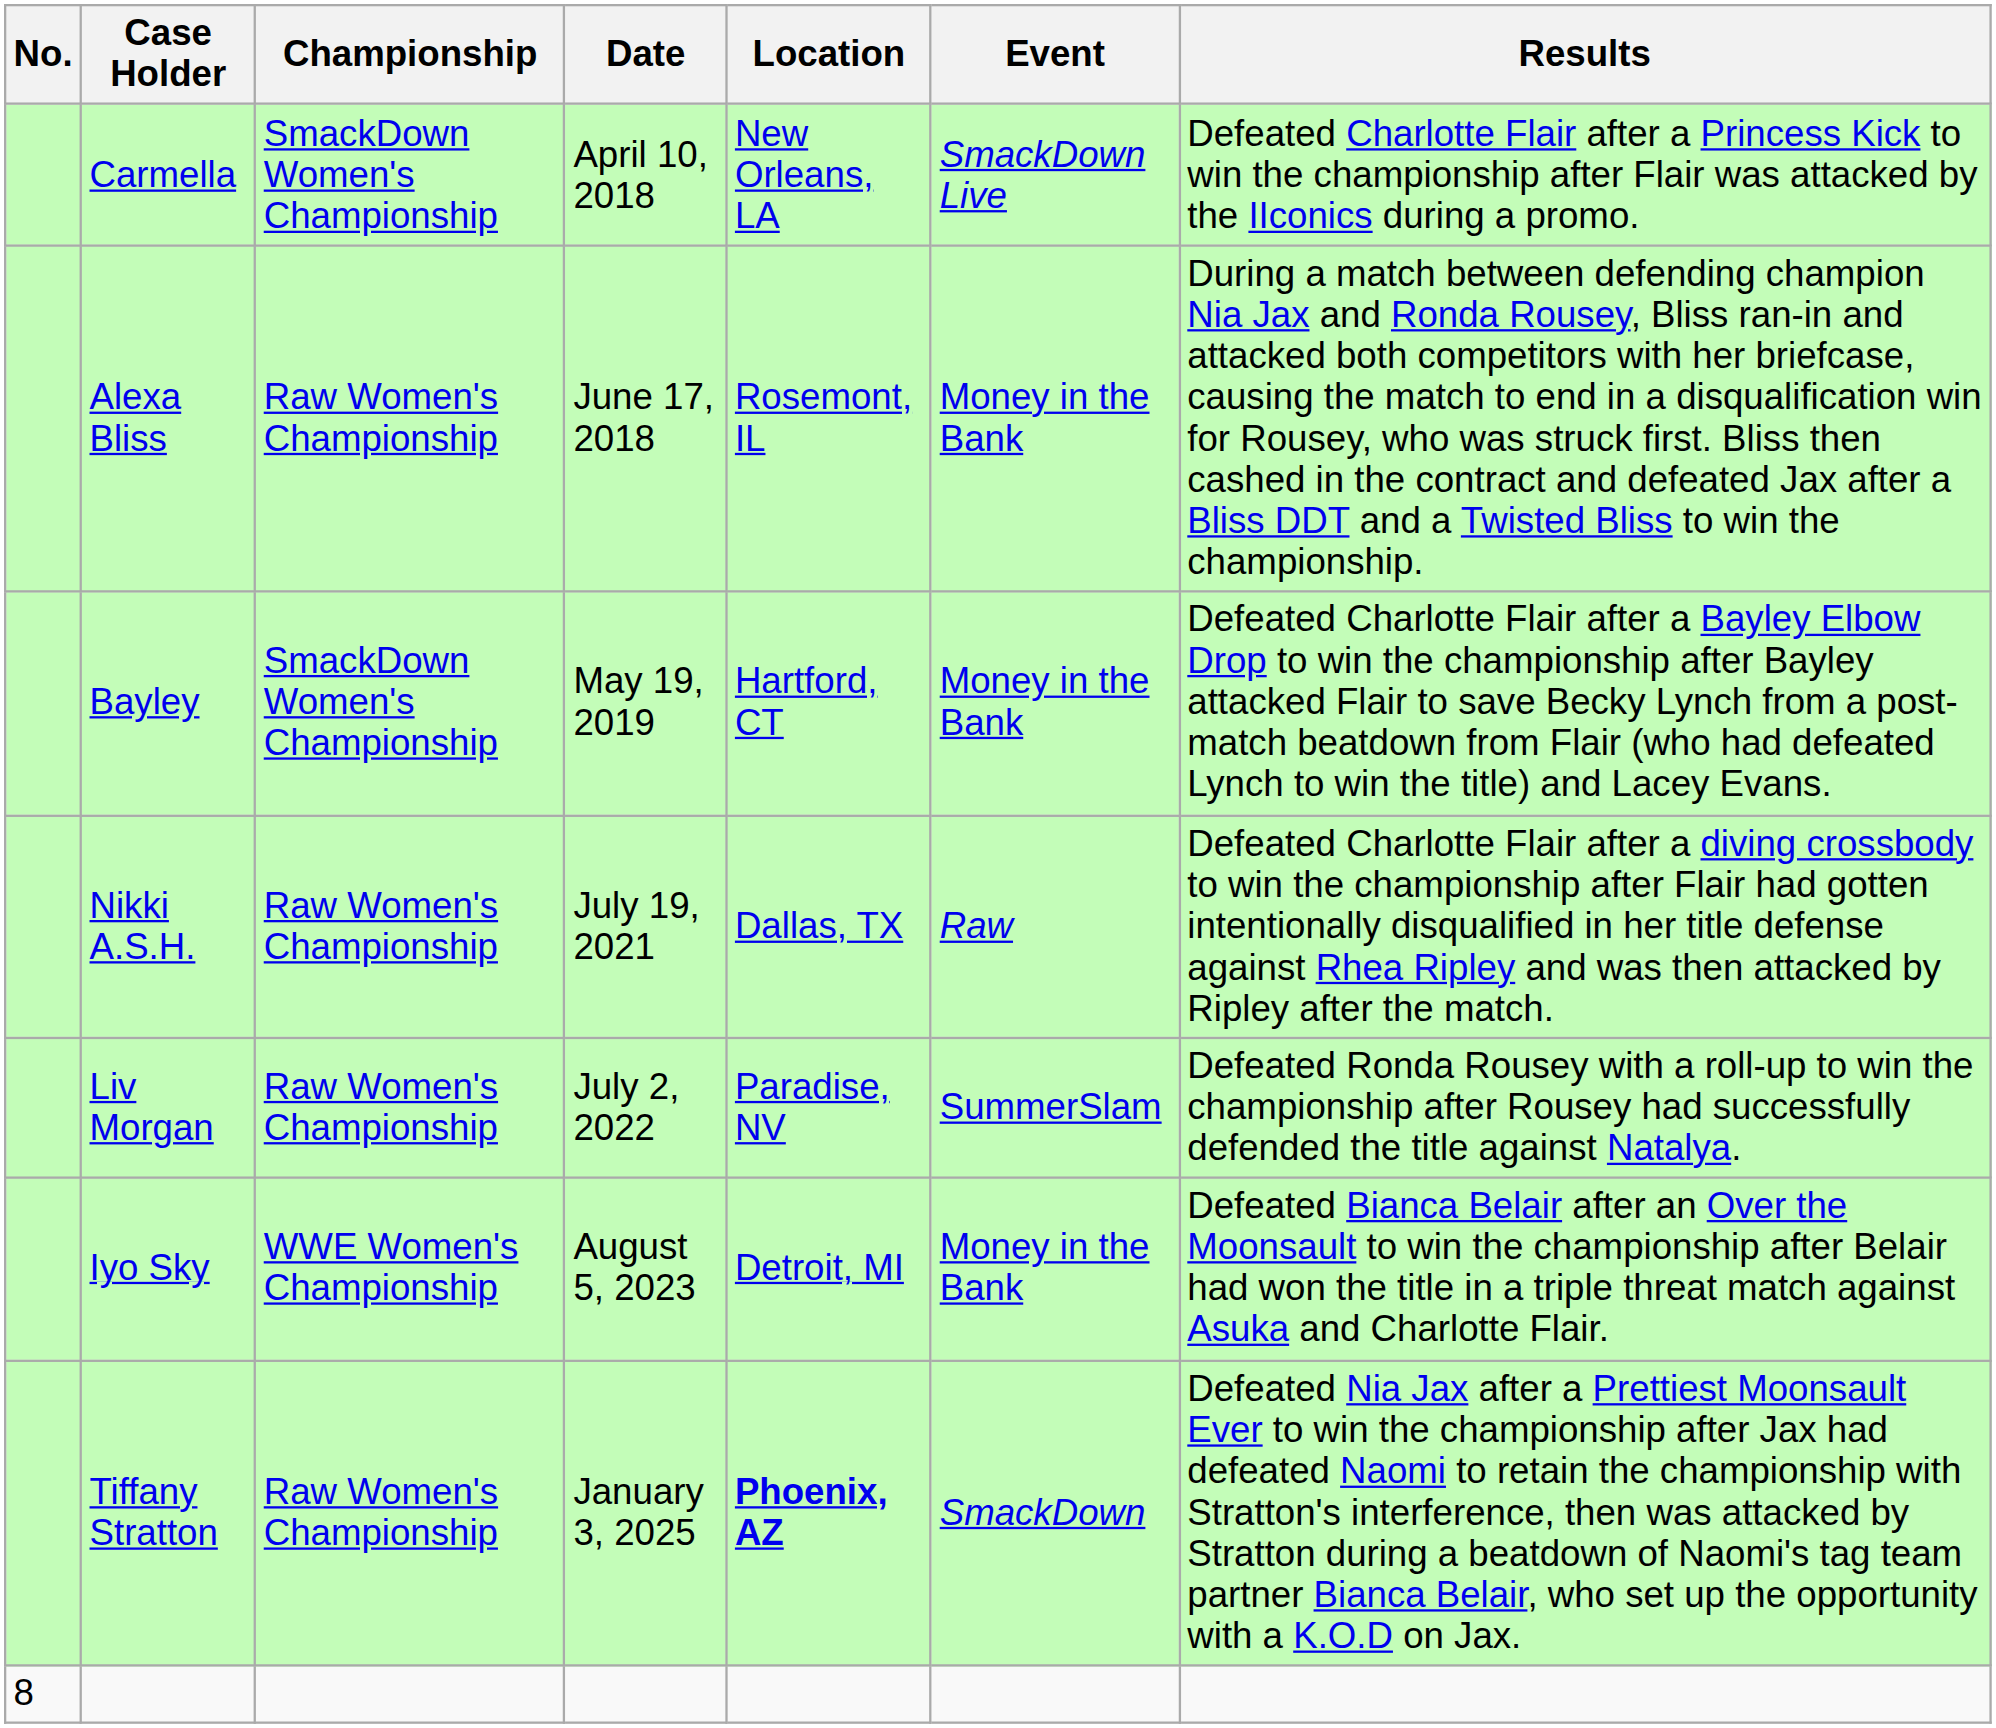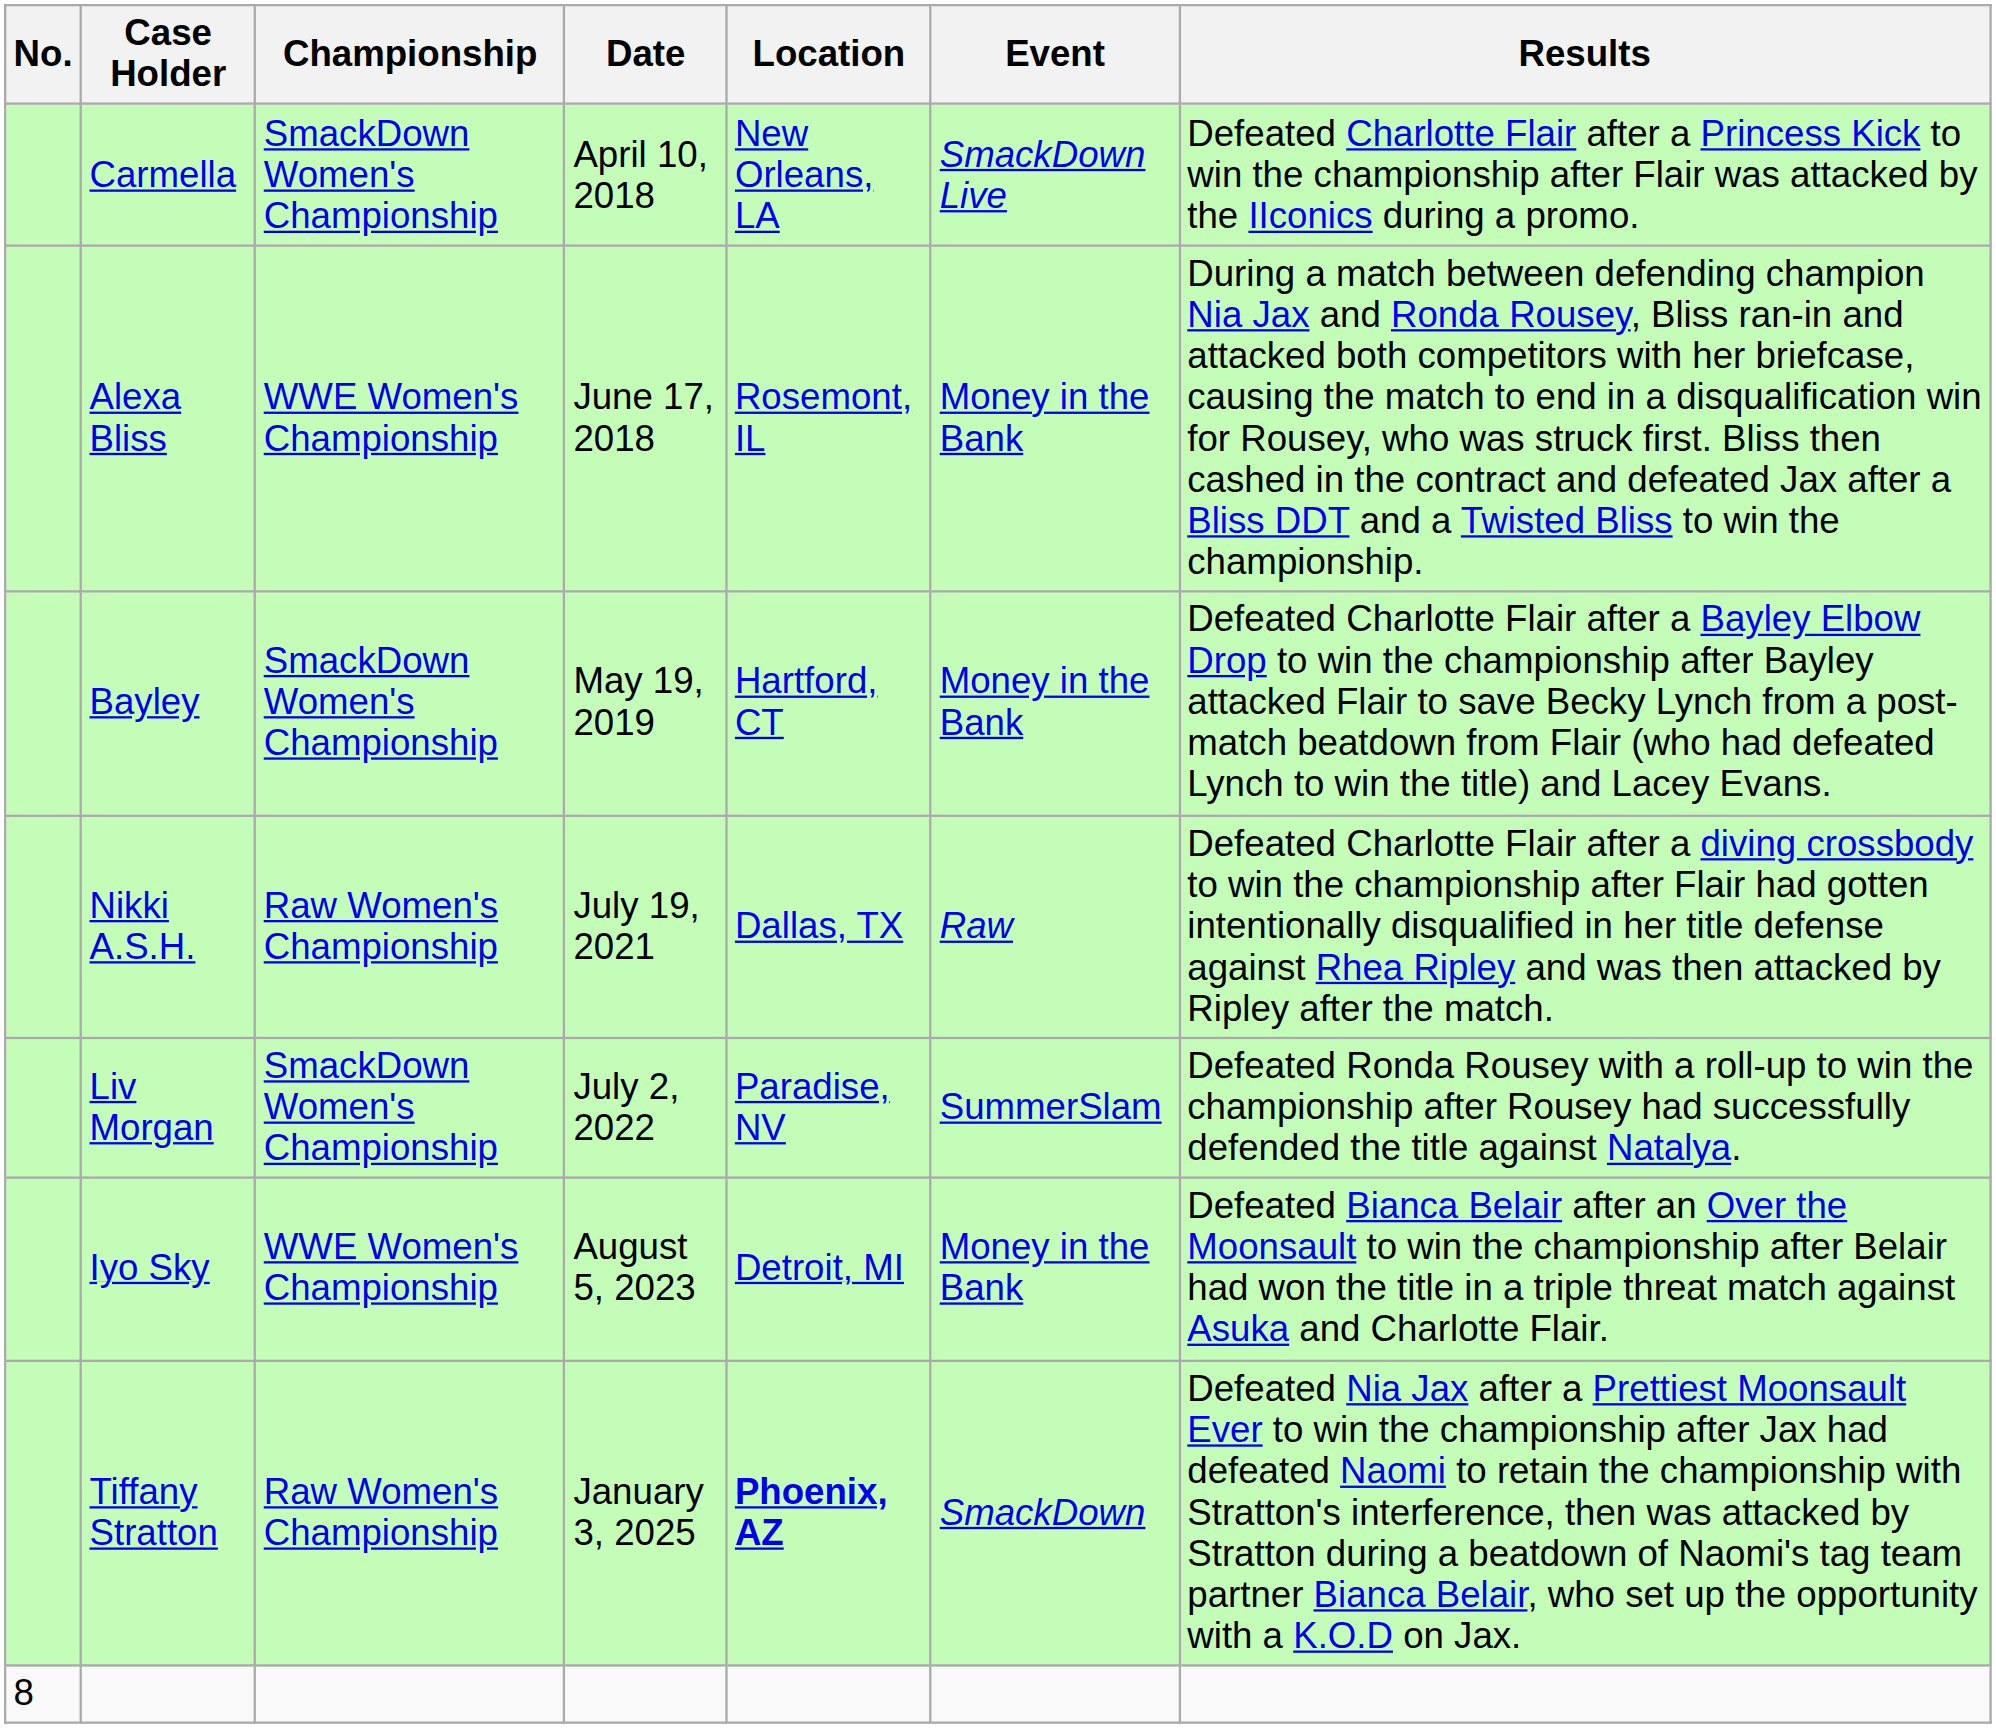(381, 417) Raw Women's Championship -> (391, 417) WWE Women's Championship
(381, 1107) Raw Women's Championship -> (381, 1107) SmackDown Women's Championship
